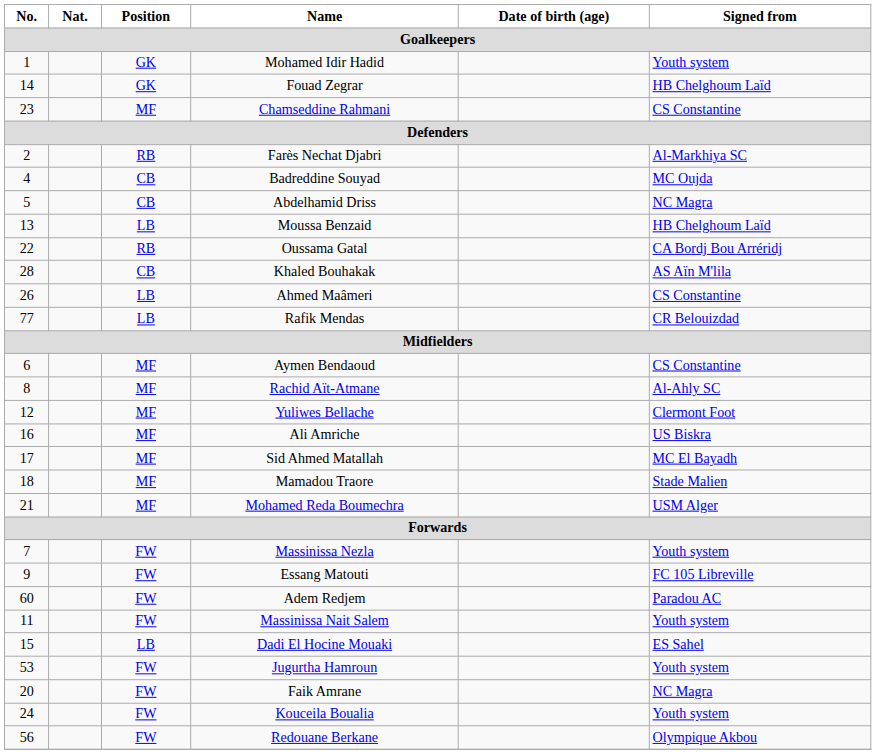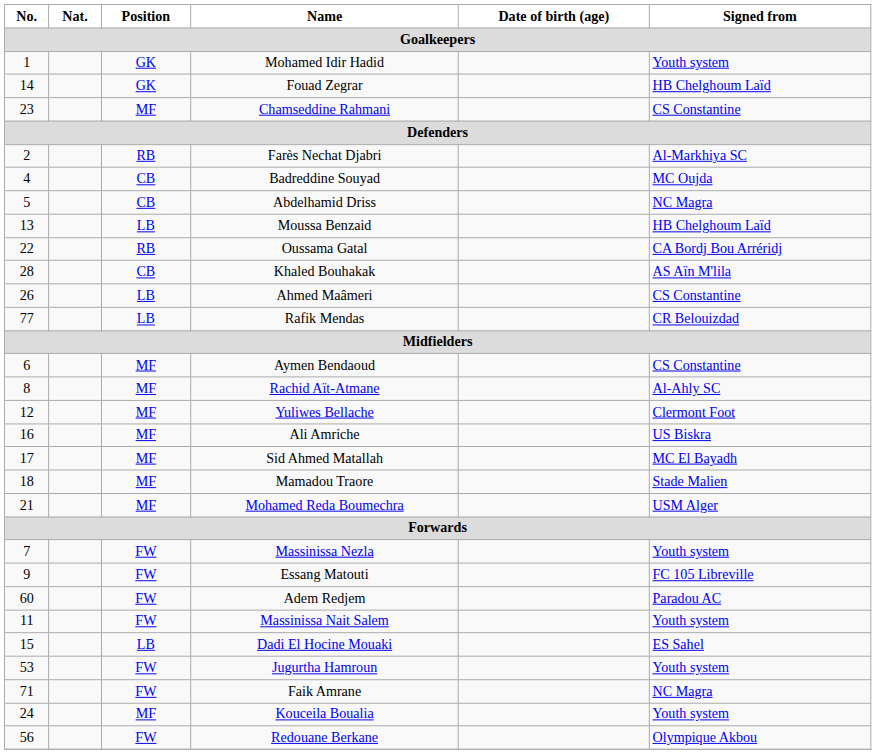(27, 691) 20 -> (27, 691) 71
(146, 714) FW -> (146, 714) MF
